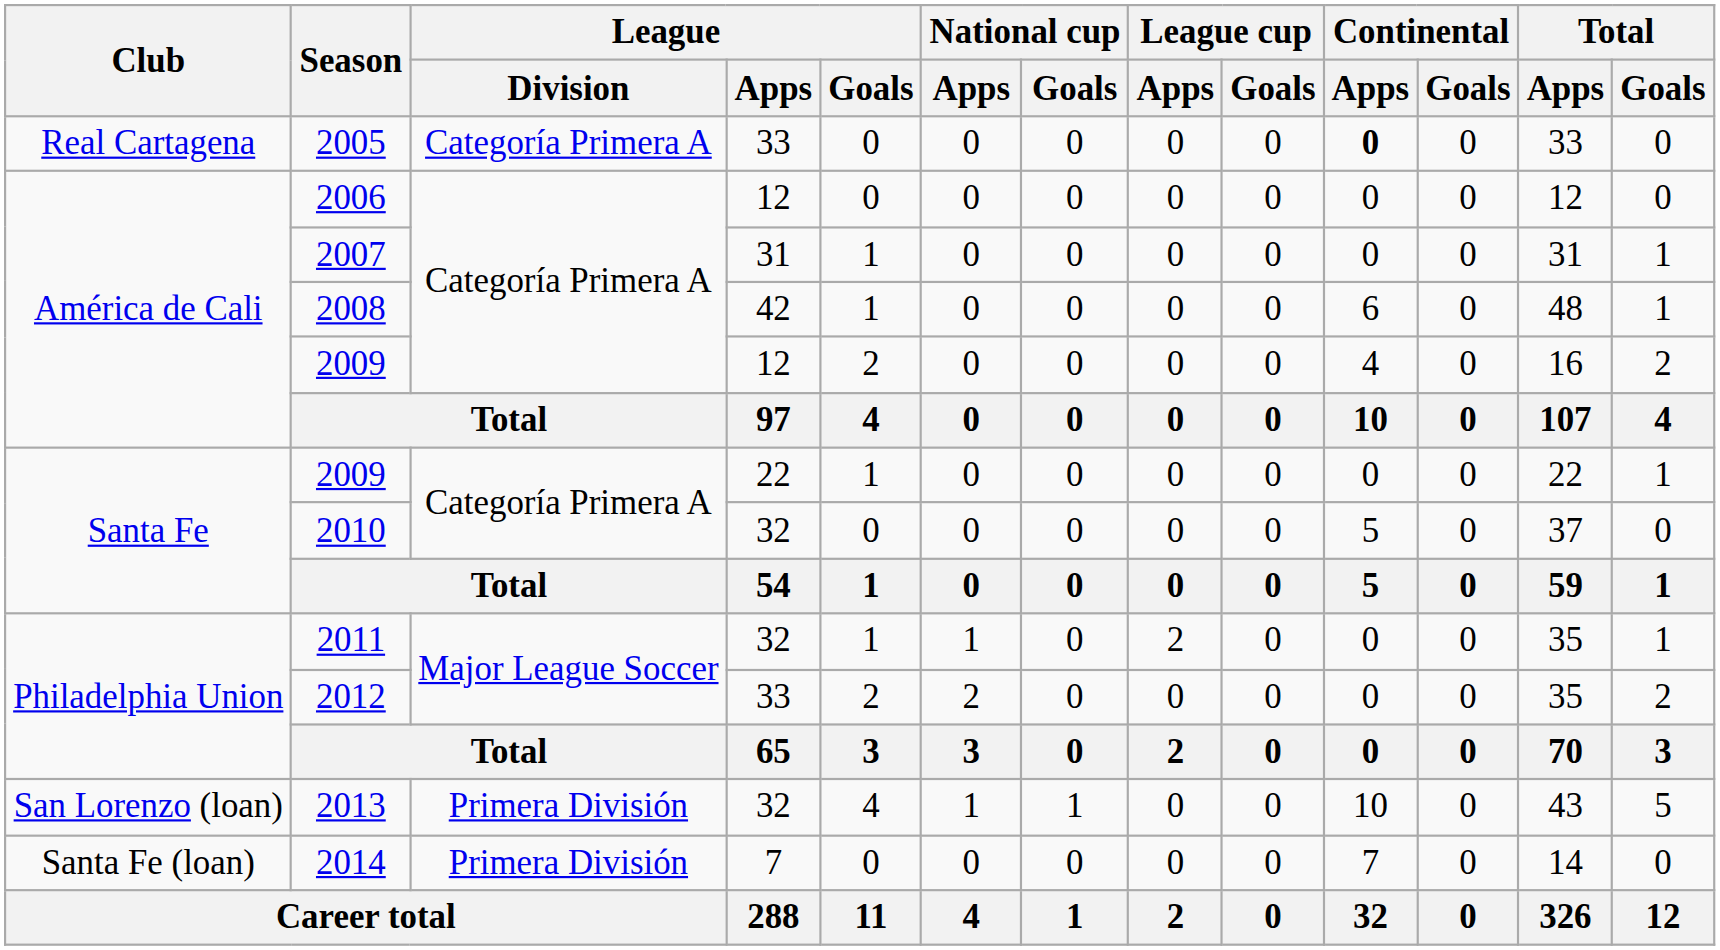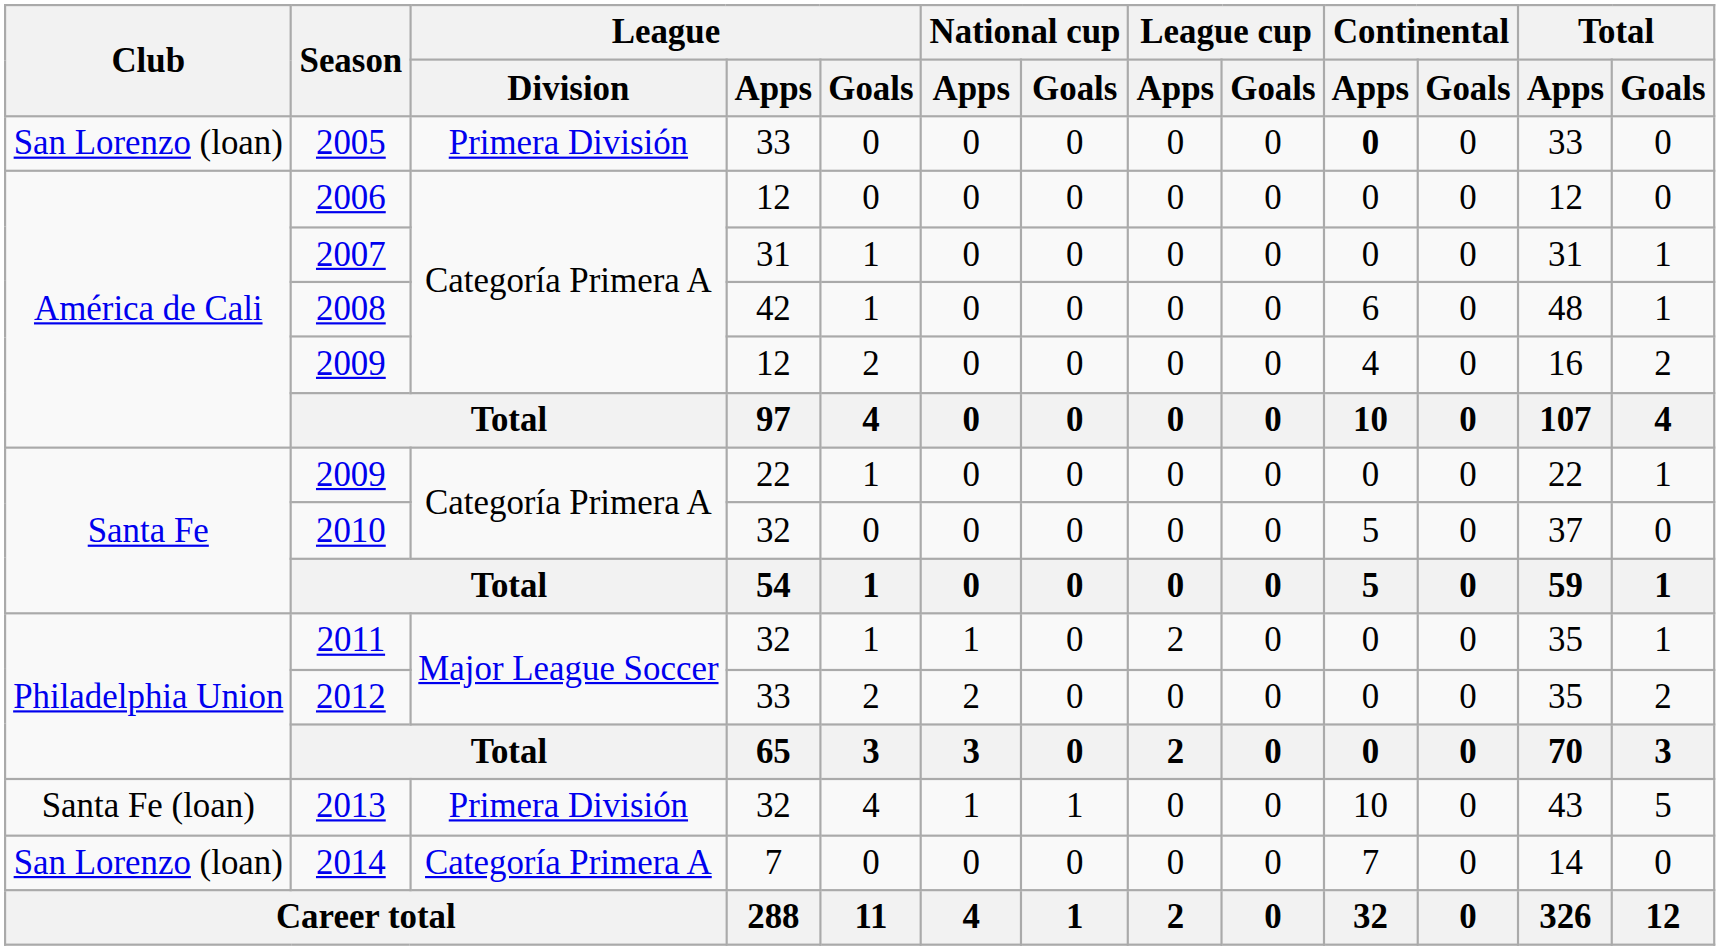(148, 142) Real Cartagena -> (148, 142) San Lorenzo (loan)
(568, 142) Categoría Primera A -> (568, 142) Primera División
(148, 806) San Lorenzo (loan) -> (148, 806) Santa Fe (loan)
(148, 861) Santa Fe (loan) -> (148, 861) San Lorenzo (loan)
(568, 861) Primera División -> (568, 861) Categoría Primera A
